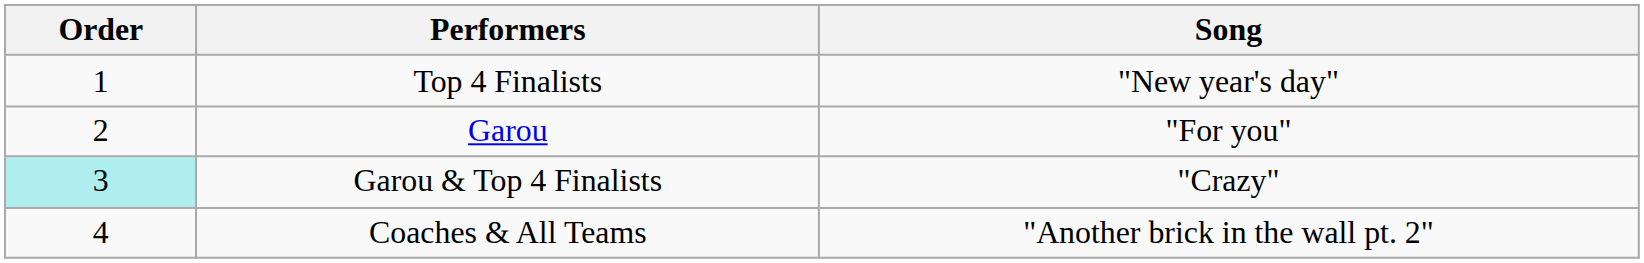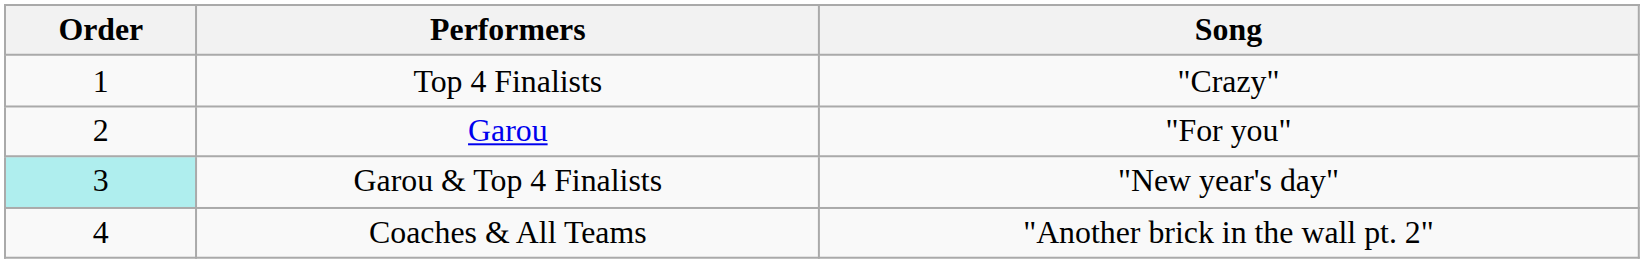(1228, 80) "New year's day" -> (1228, 80) "Crazy"
(1228, 181) "Crazy" -> (1228, 181) "New year's day"
